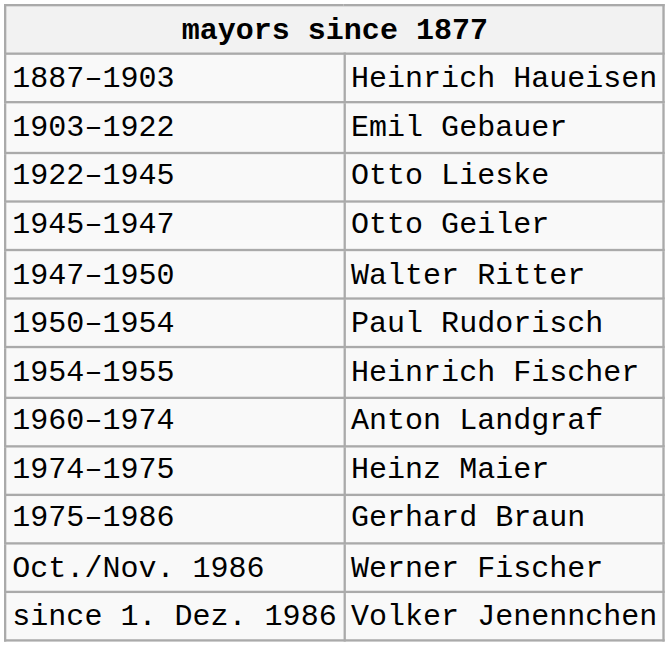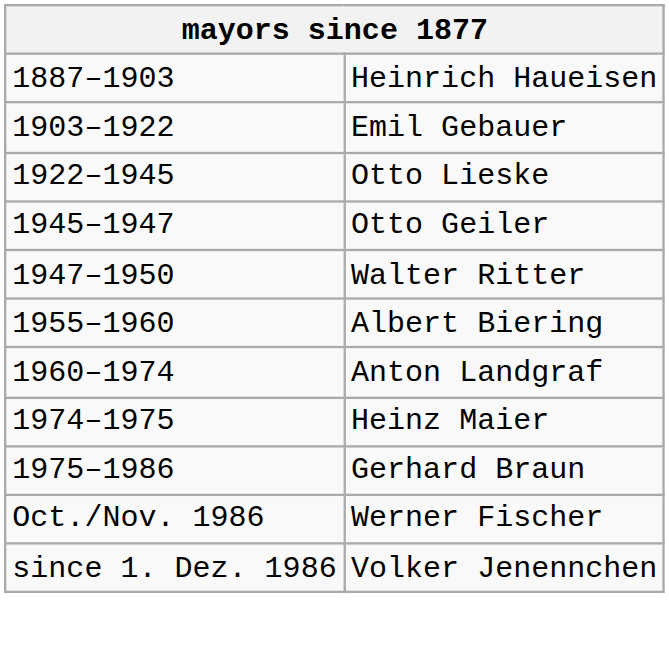- row: (477, 323)
- row: (495, 372)
+ row: (477, 323)
